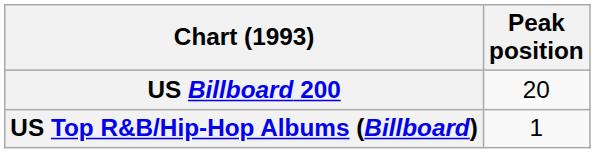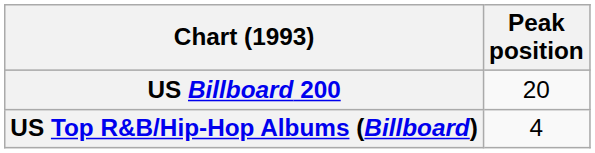(536, 128) 1 -> (536, 128) 4
